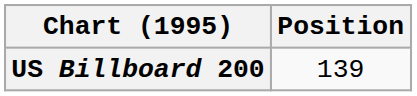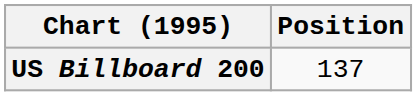(341, 70) 139 -> (341, 70) 137
